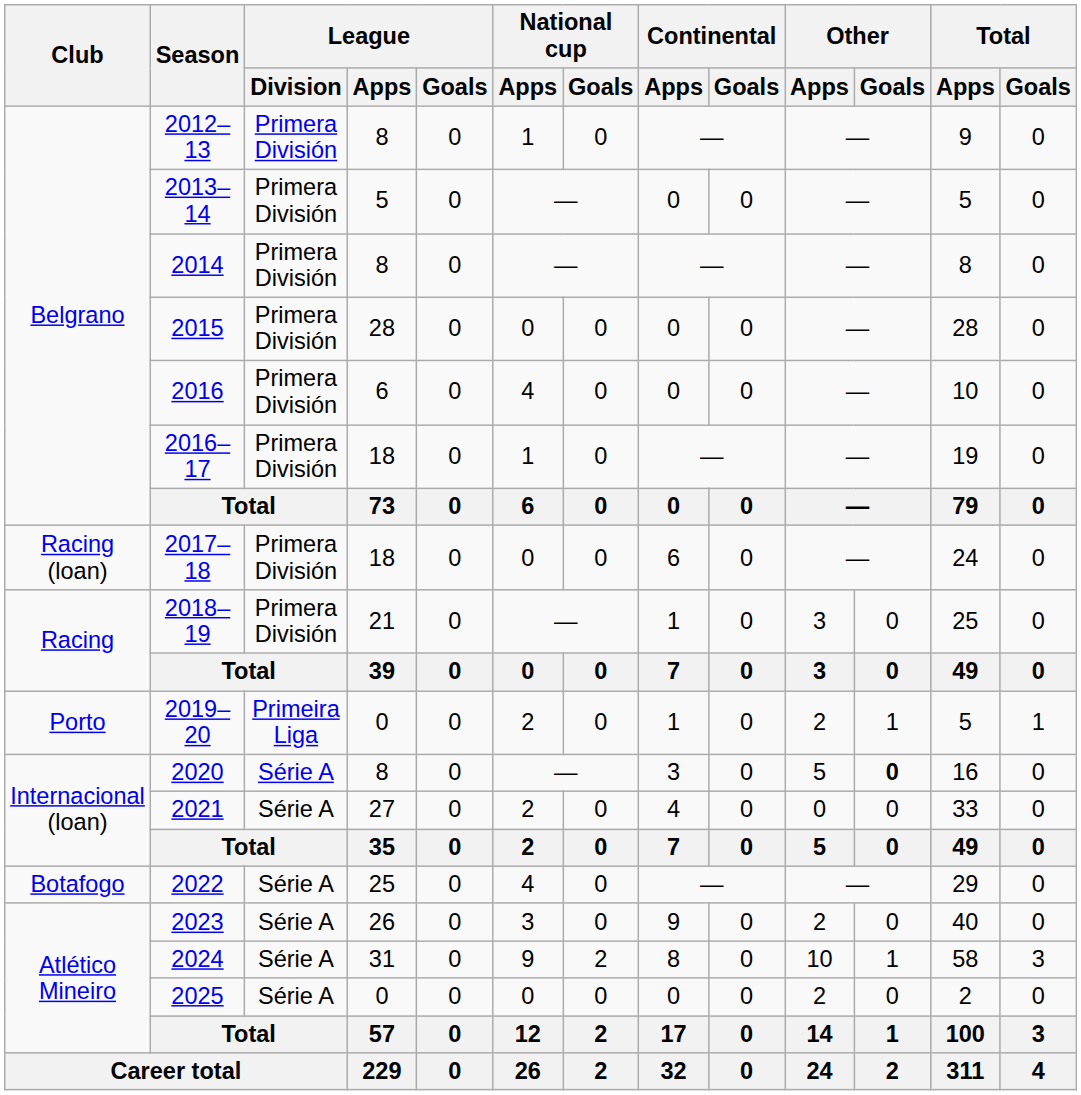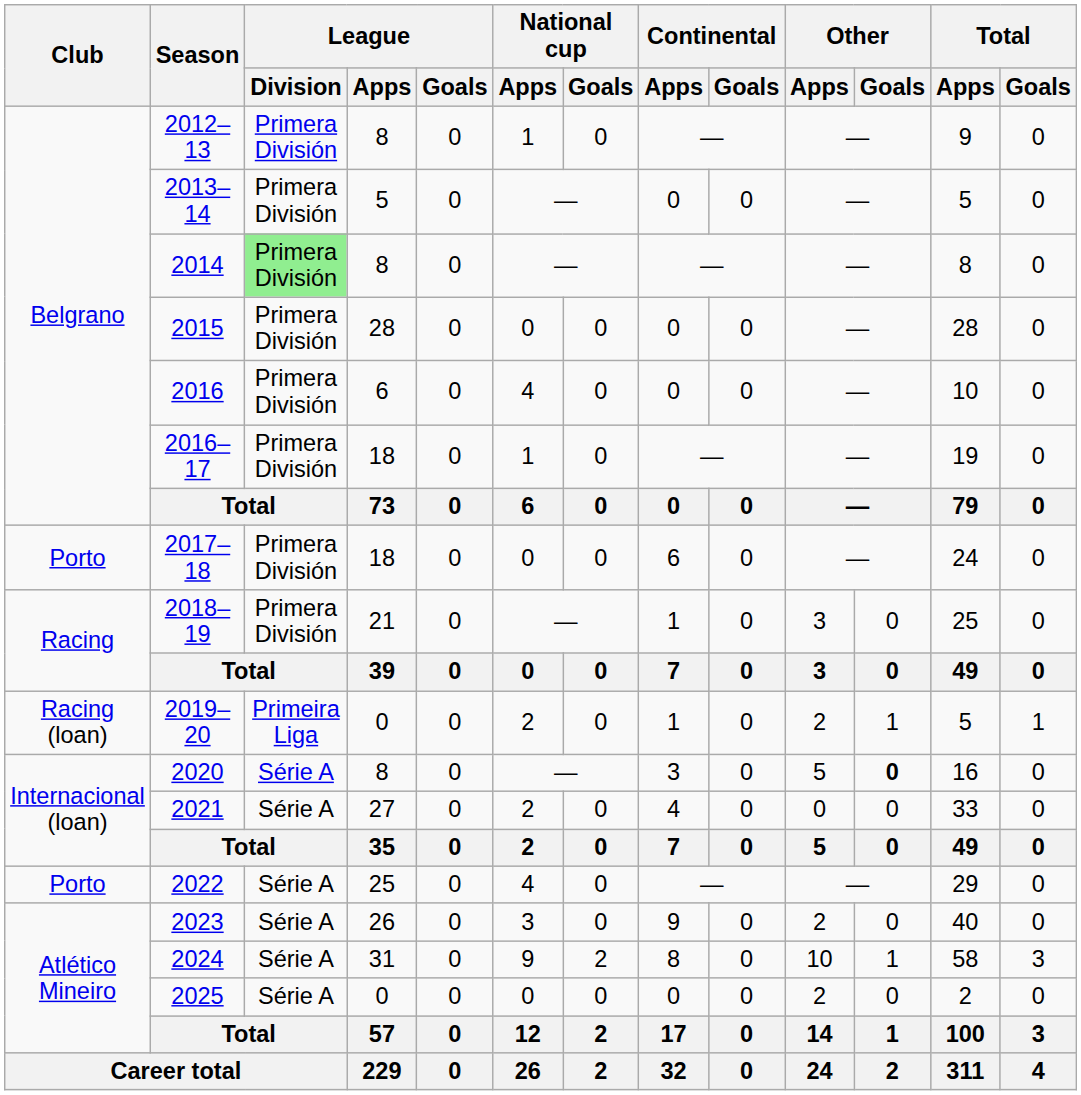(296, 264) no background -> (296, 264) lightgreen background
(78, 557) Racing (loan) -> (78, 557) Porto
(78, 722) Porto -> (78, 722) Racing (loan)
(78, 884) Botafogo -> (78, 884) Porto
